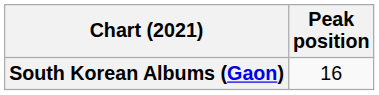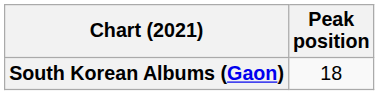(331, 73) 16 -> (331, 73) 18
